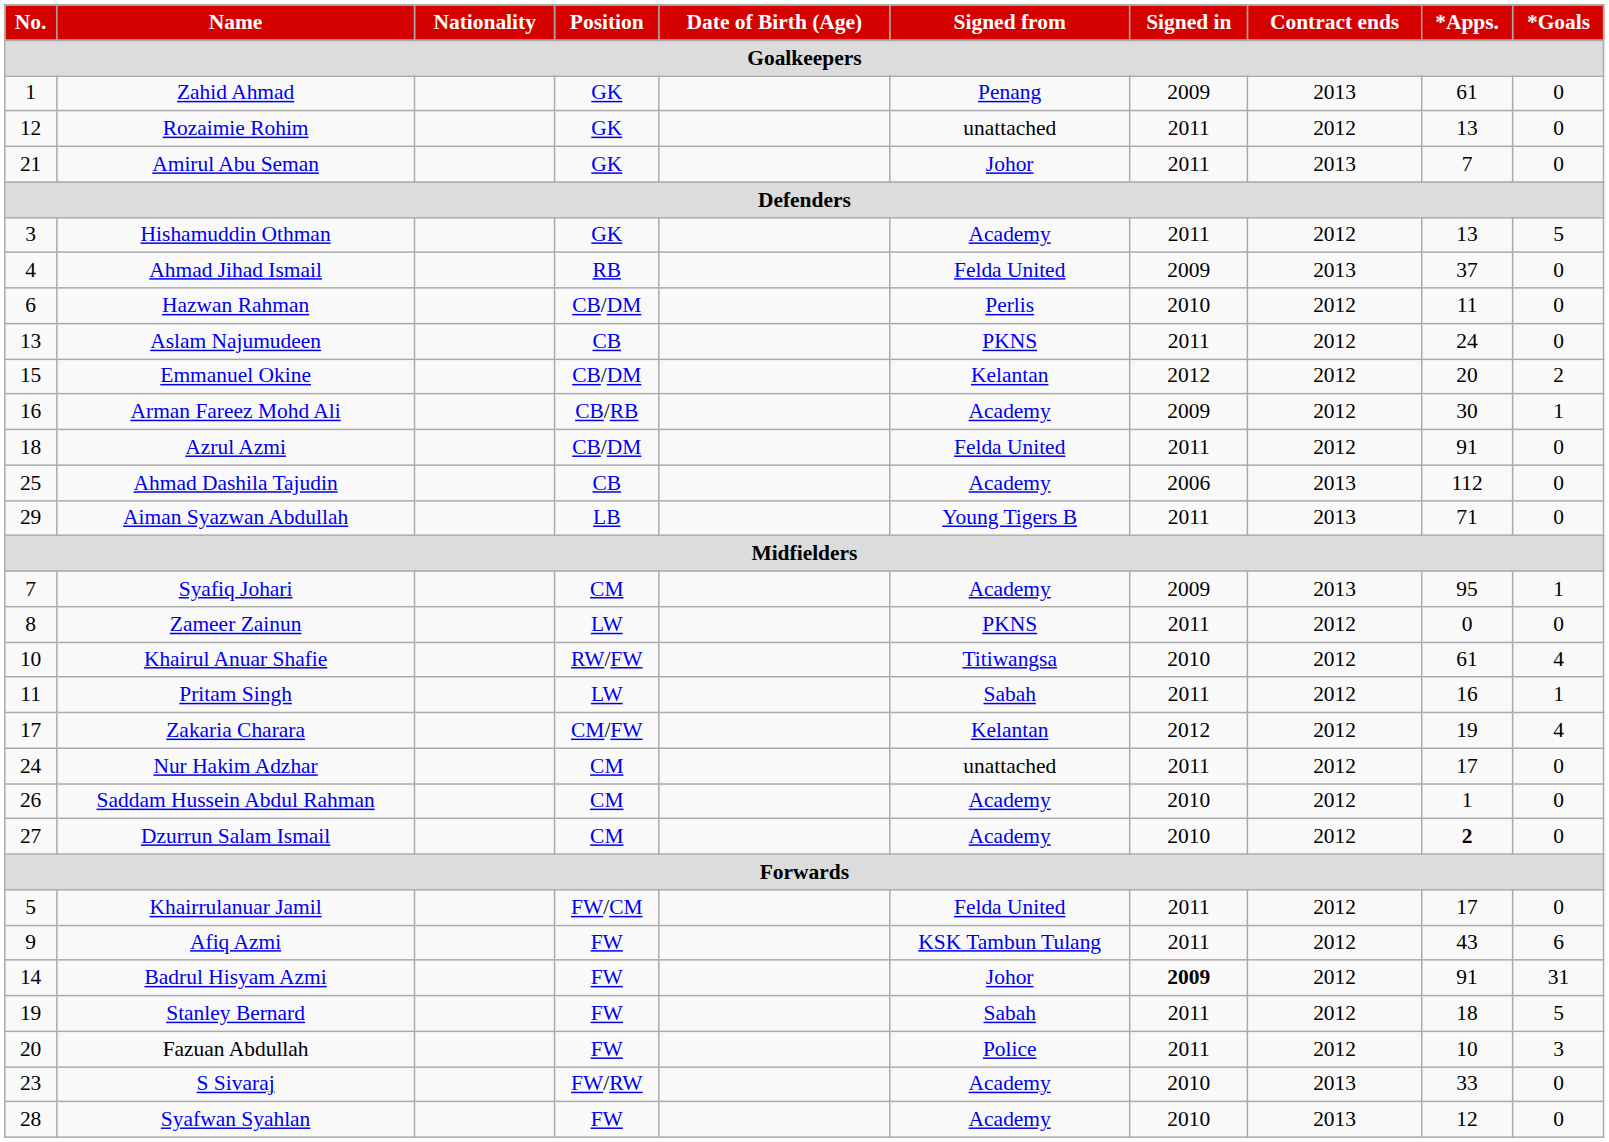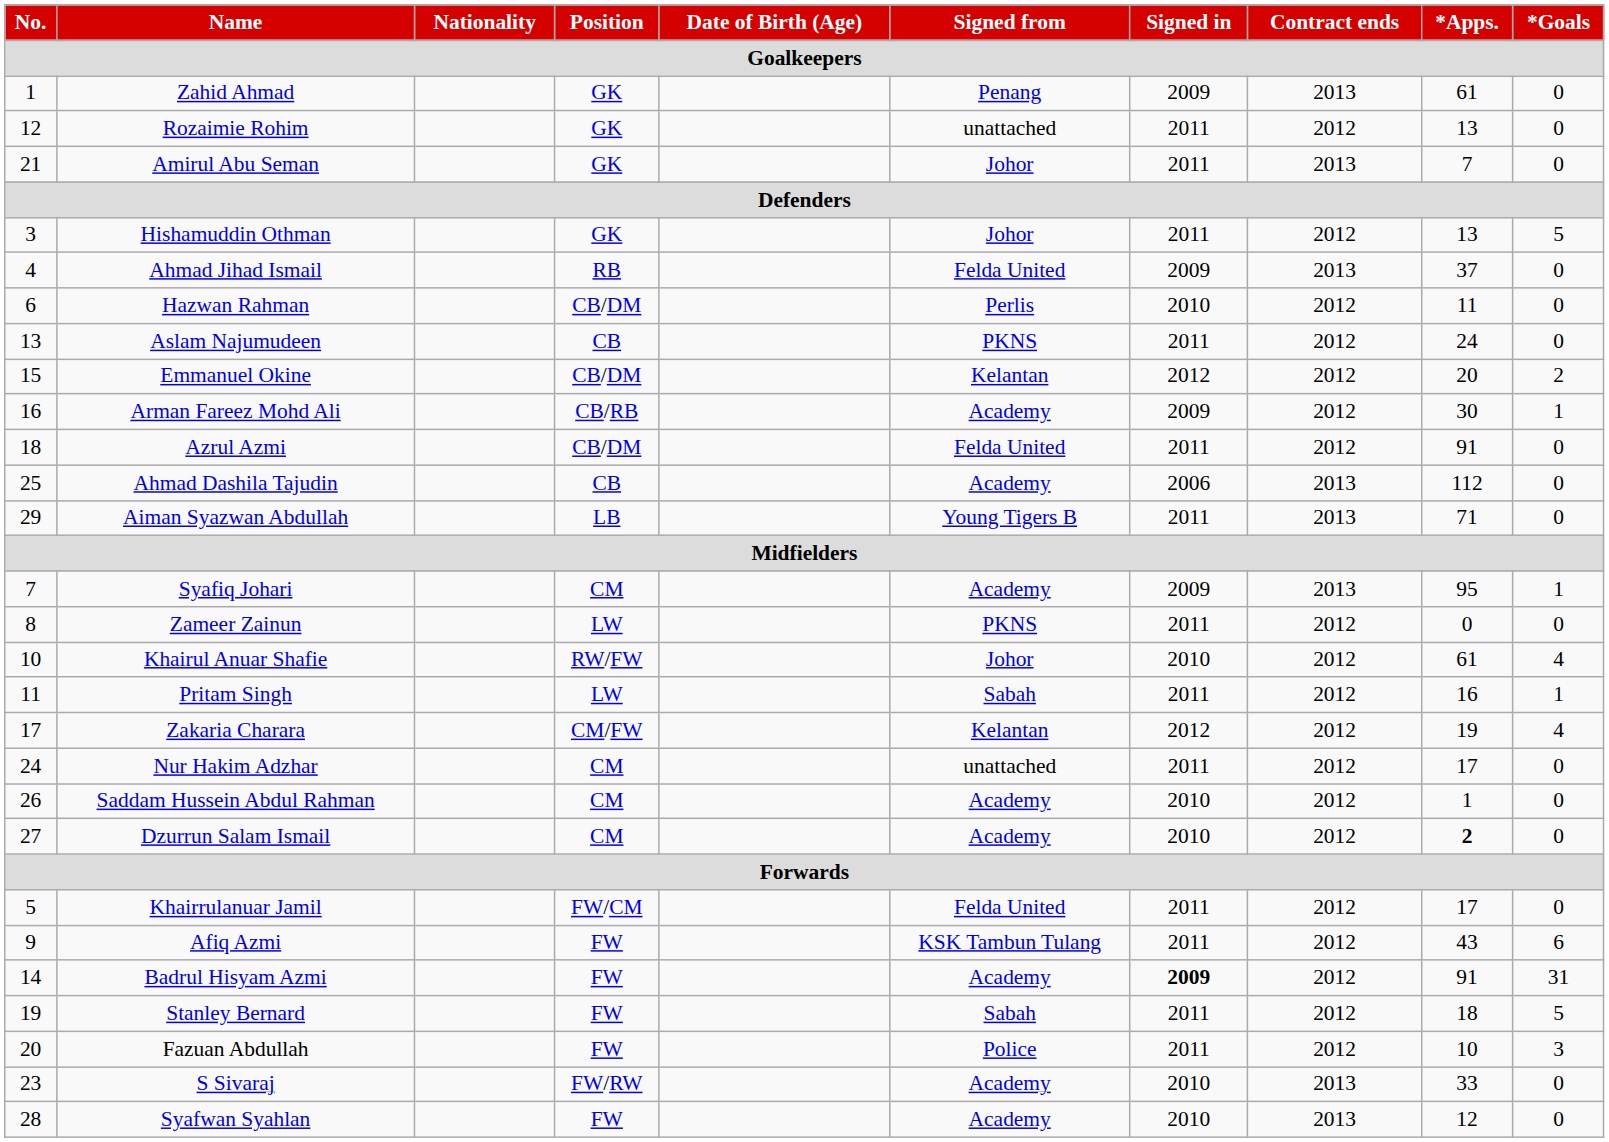(1010, 234) Academy -> (1010, 234) Johor
(1010, 659) Titiwangsa -> (1010, 659) Johor
(1010, 978) Johor -> (1010, 978) Academy
